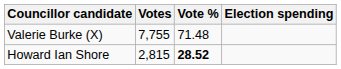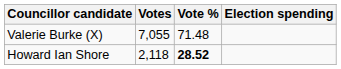(154, 34) 7,755 -> (154, 34) 7,055
(154, 54) 2,815 -> (154, 54) 2,118
